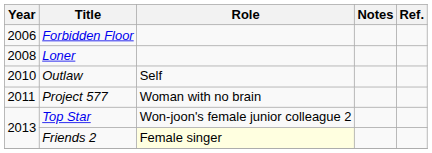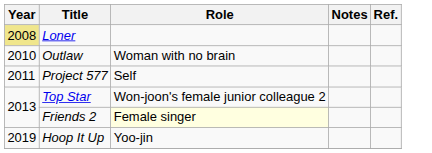- row: (88, 35)
(22, 55) no background -> (22, 35) khaki background
(151, 76) Self -> (174, 55) Woman with no brain
(200, 96) Woman with no brain -> (125, 76) Self
+ row: (73, 138)
